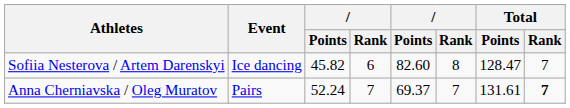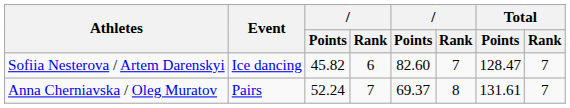(456, 65) 8 -> (456, 65) 7
(456, 90) 7 -> (456, 90) 8
(545, 90) bold -> (545, 90) normal
